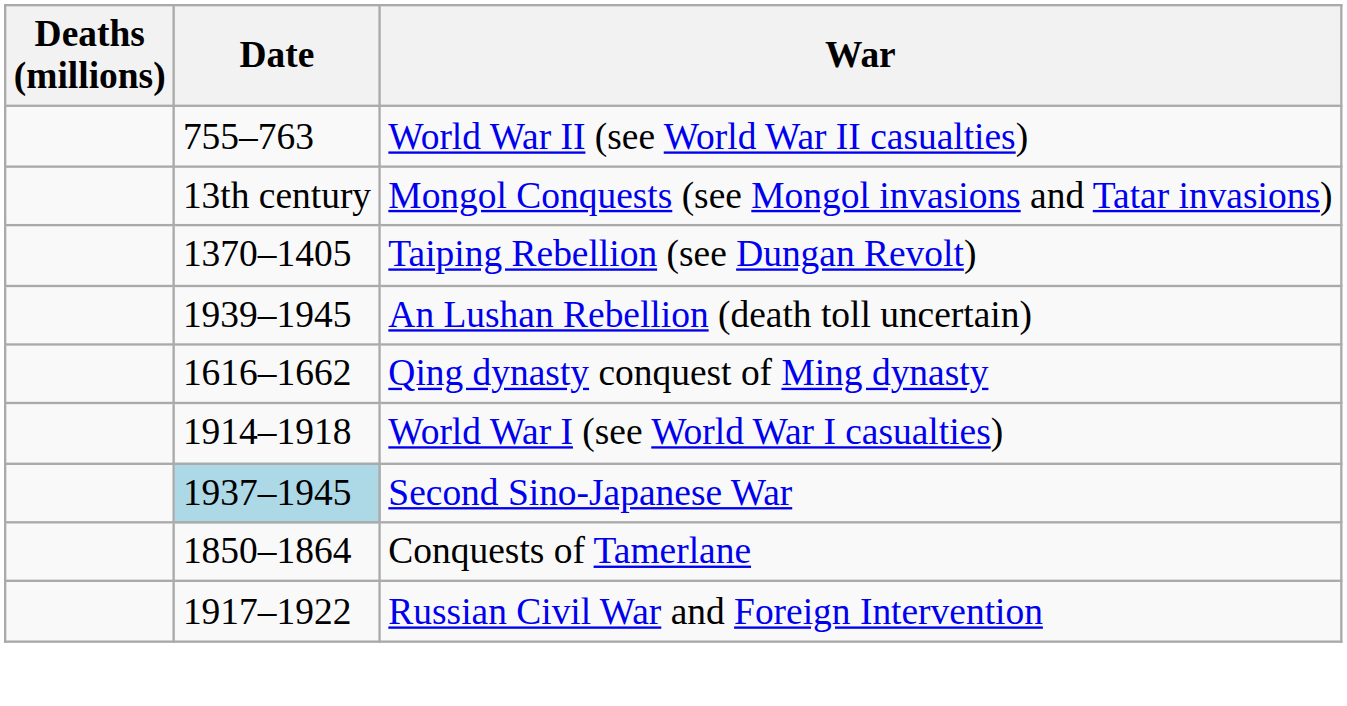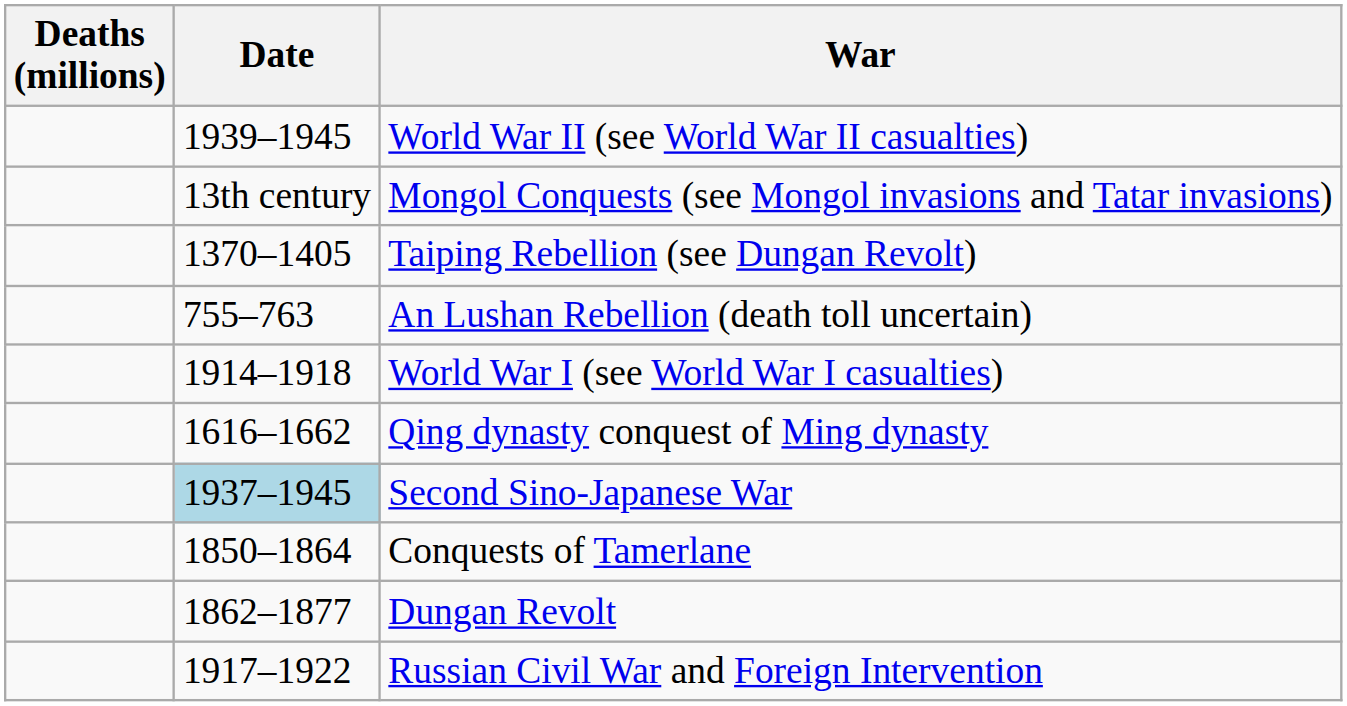(248, 135) 755–763 -> (267, 135) 1939–1945
(267, 313) 1939–1945 -> (248, 313) 755–763
rows swapped: (688, 373) <-> (696, 432)
+ row: (502, 610)
